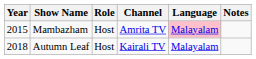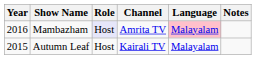(17, 29) 2015 -> (17, 29) 2016
(104, 29) no background -> (104, 29) lavender background
(17, 46) 2018 -> (17, 46) 2015
